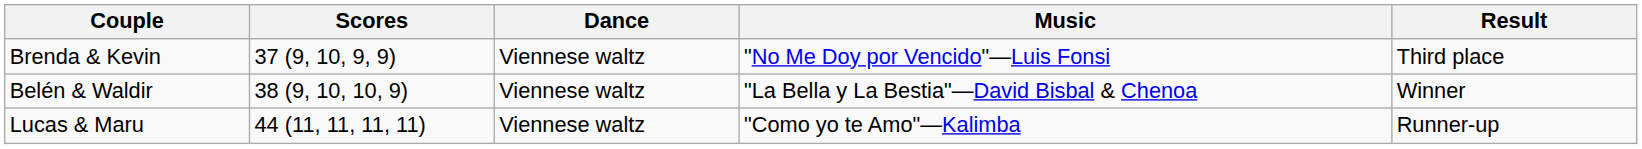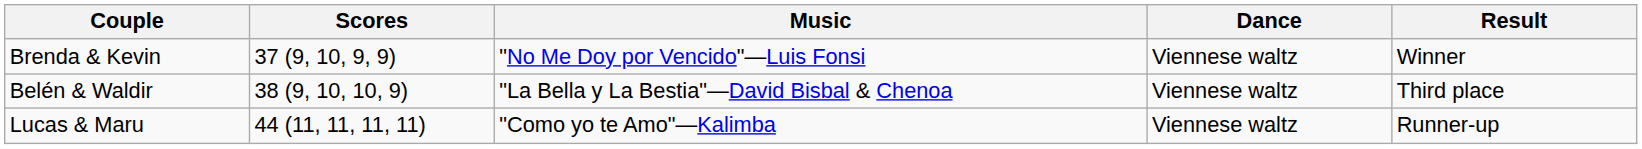columns swapped: (617, 21) <-> (1065, 21)
(1450, 56) Third place -> (1431, 56) Winner
(1431, 90) Winner -> (1450, 90) Third place
